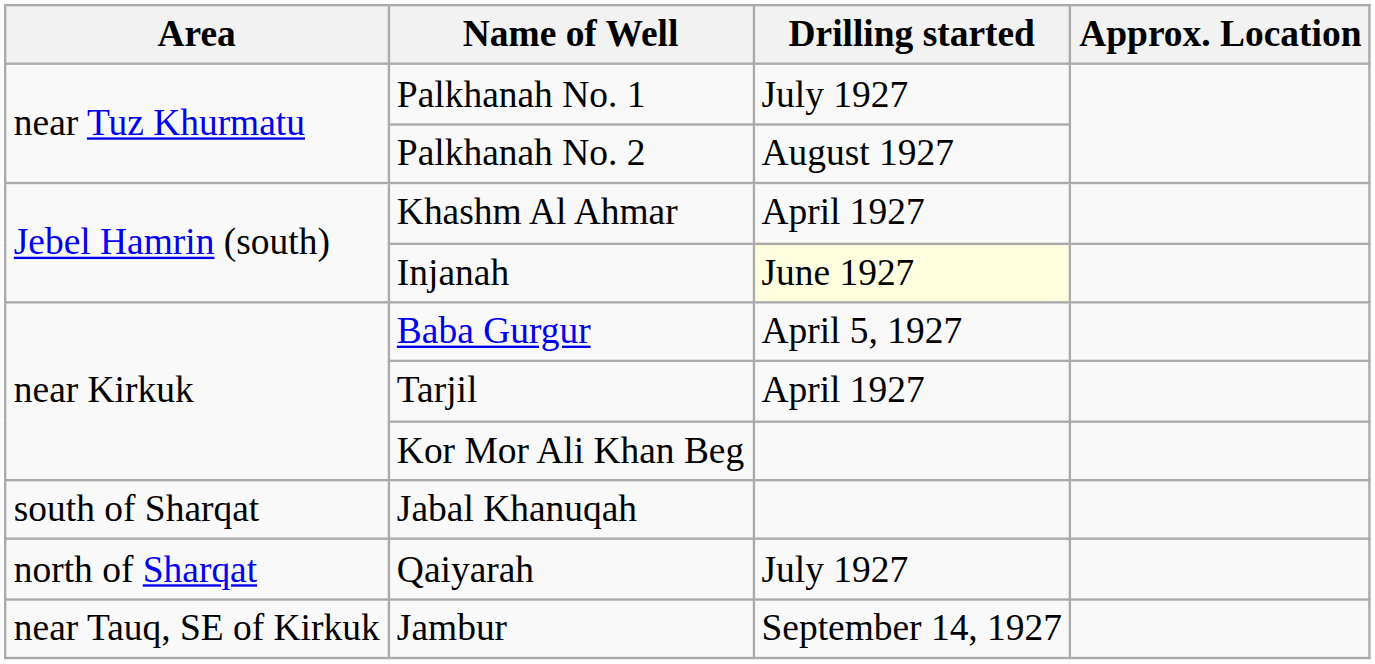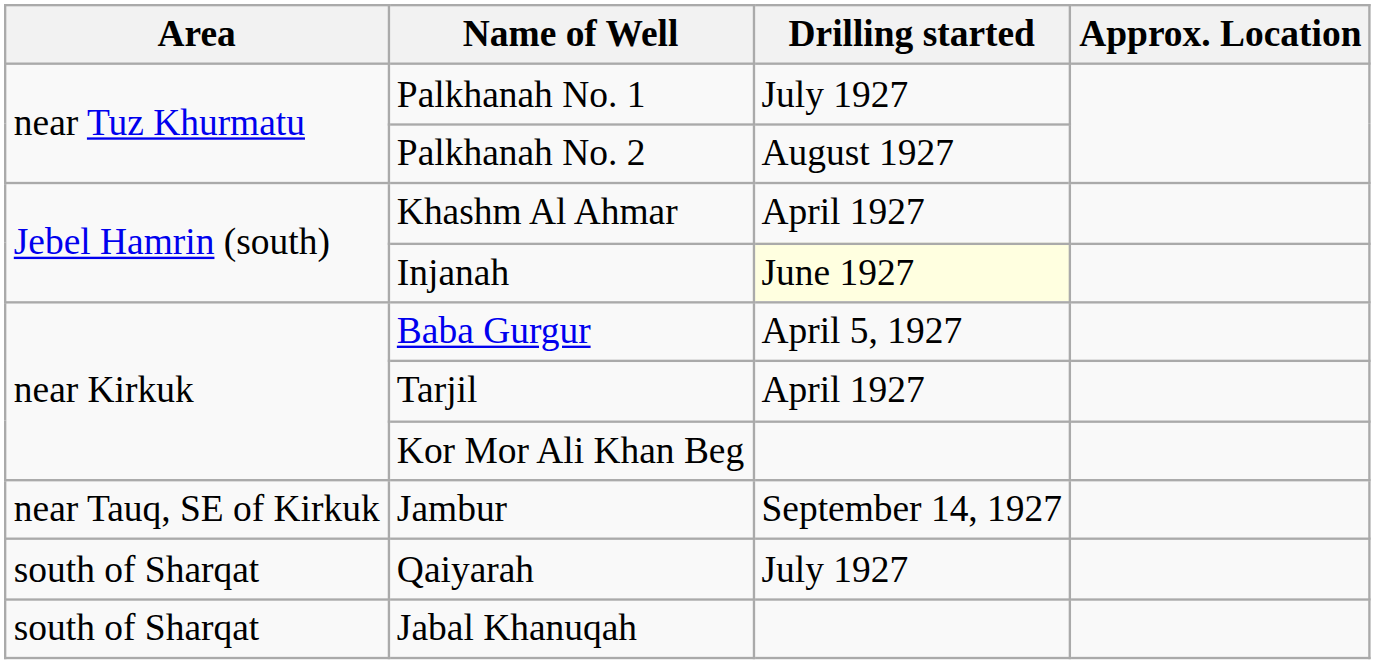rows swapped: (452, 627) <-> (517, 509)
(135, 568) north of Sharqat -> (137, 568) south of Sharqat
